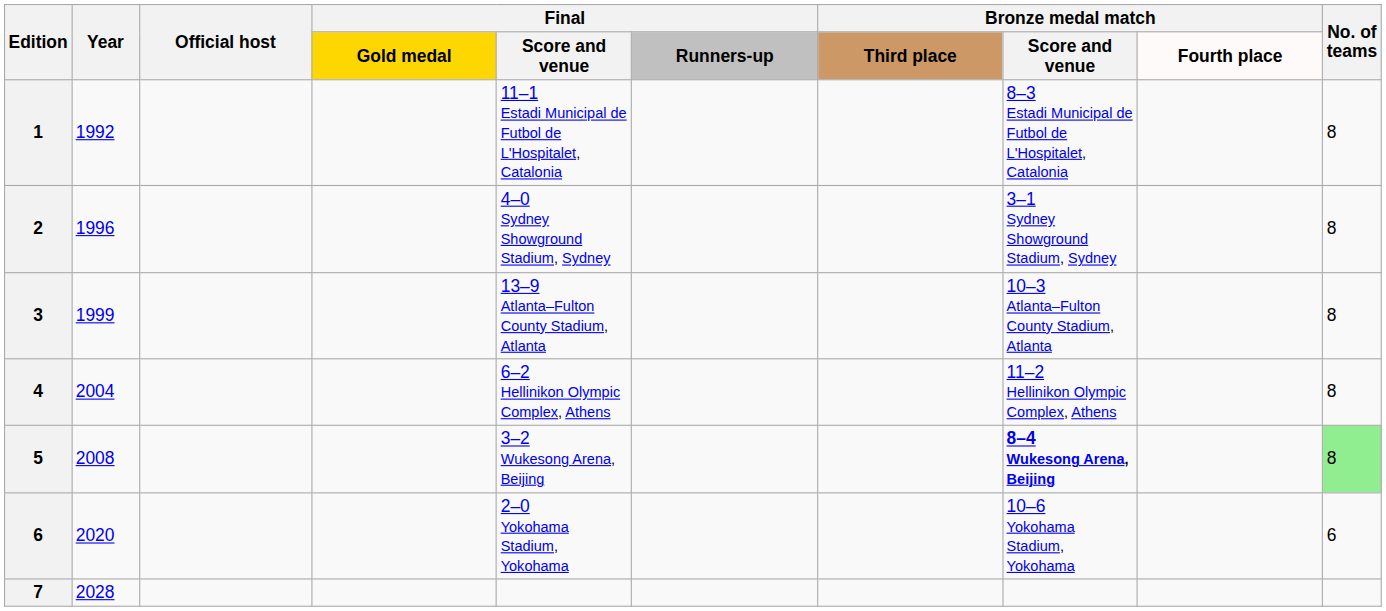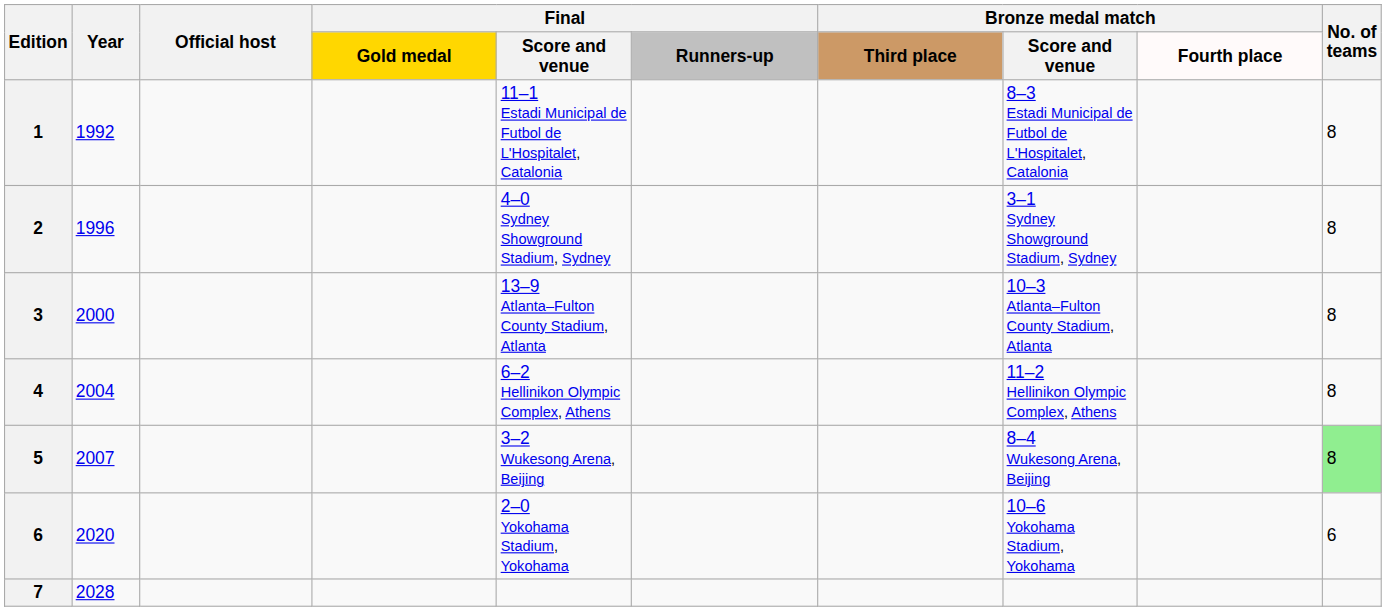(95, 315) 1999 -> (95, 315) 2000
(95, 458) 2008 -> (95, 458) 2007
(1068, 458) bold -> (1064, 458) normal
